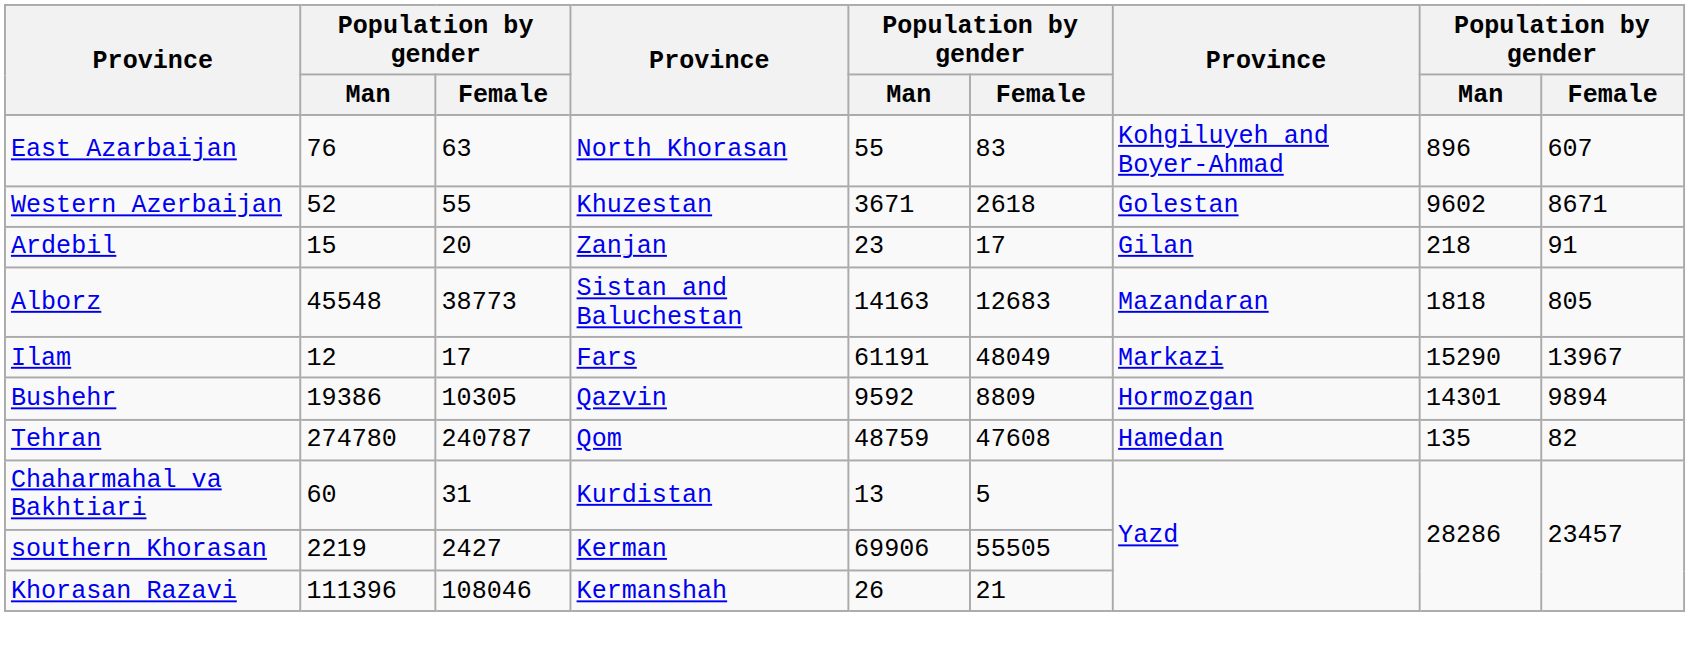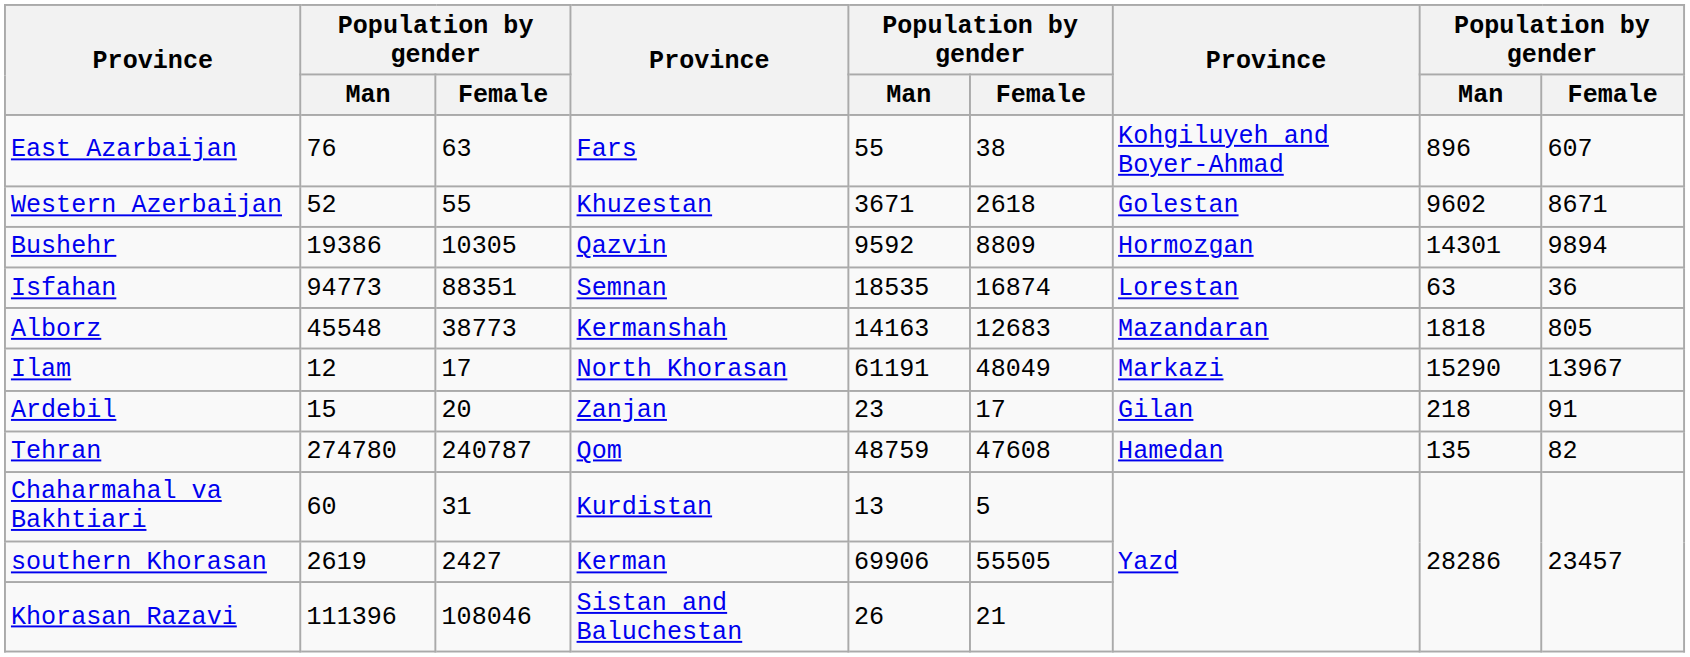(682, 151) North Khorasan -> (607, 151) Fars
(991, 151) 83 -> (991, 151) 38
rows swapped: (64, 247) <-> (64, 399)
+ row: (64, 288)
(659, 302) Sistan and Baluchestan -> (652, 329) Kermanshah
(607, 358) Fars -> (682, 370) North Khorasan
(337, 550) 2219 -> (337, 562) 2619
(652, 591) Kermanshah -> (659, 617) Sistan and Baluchestan
